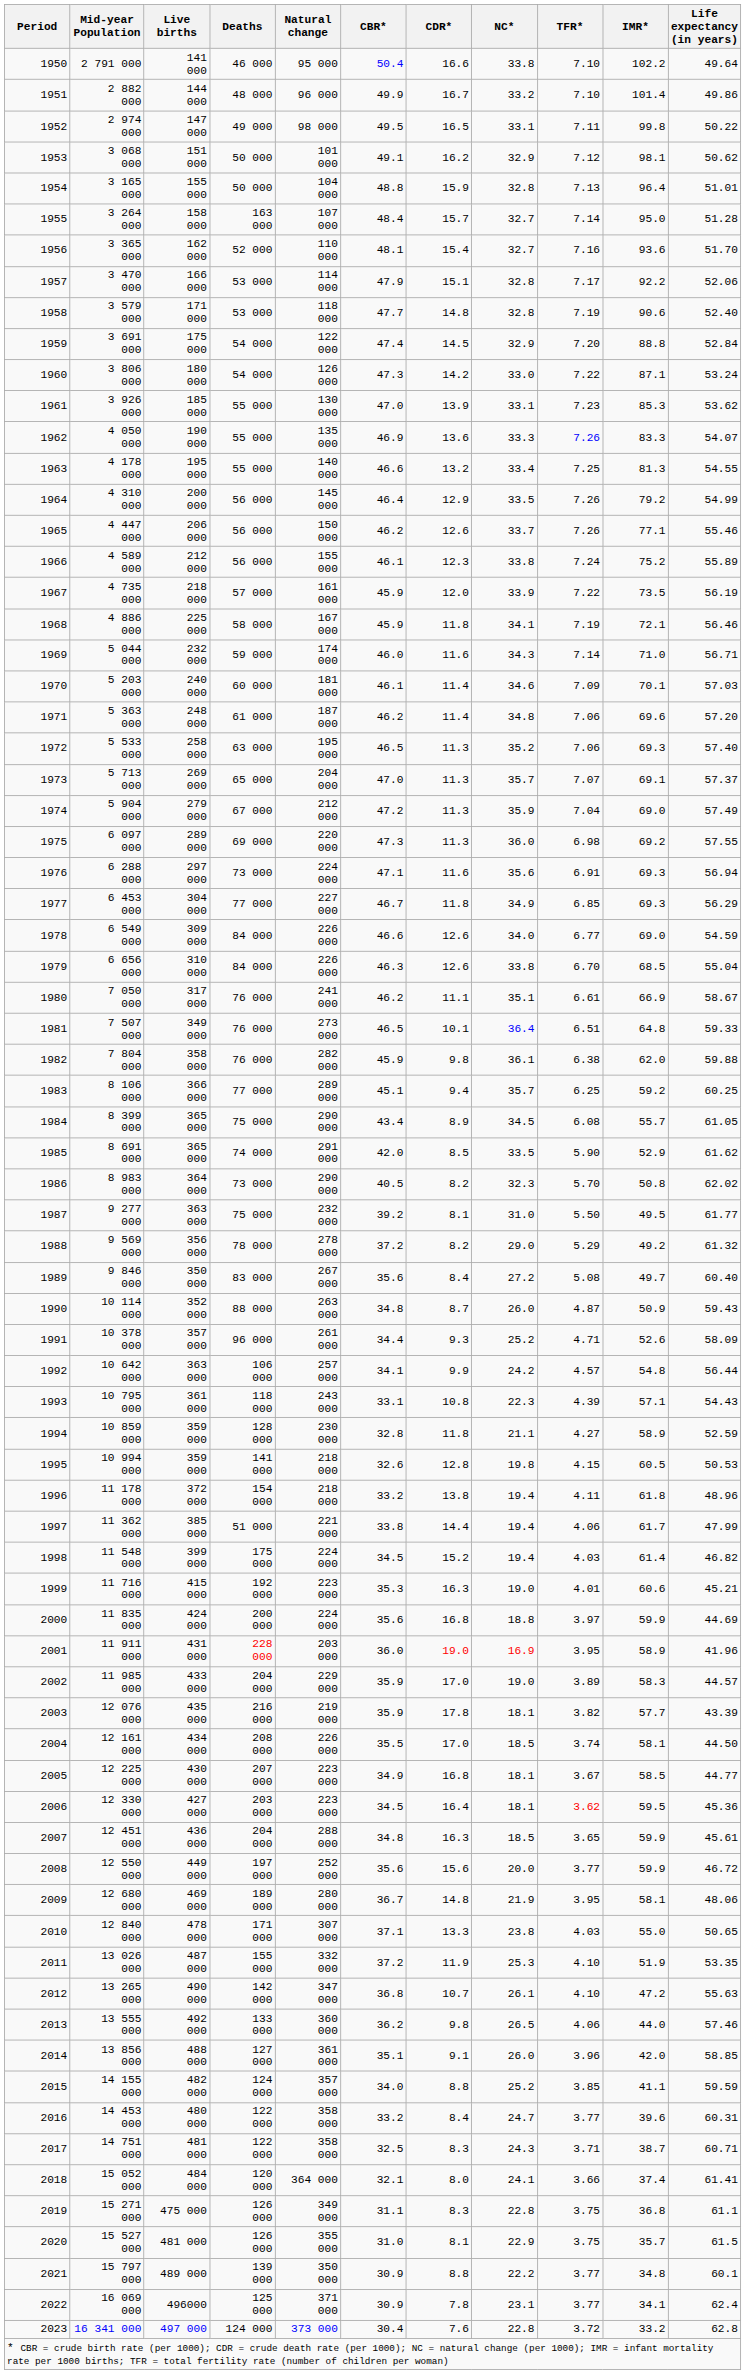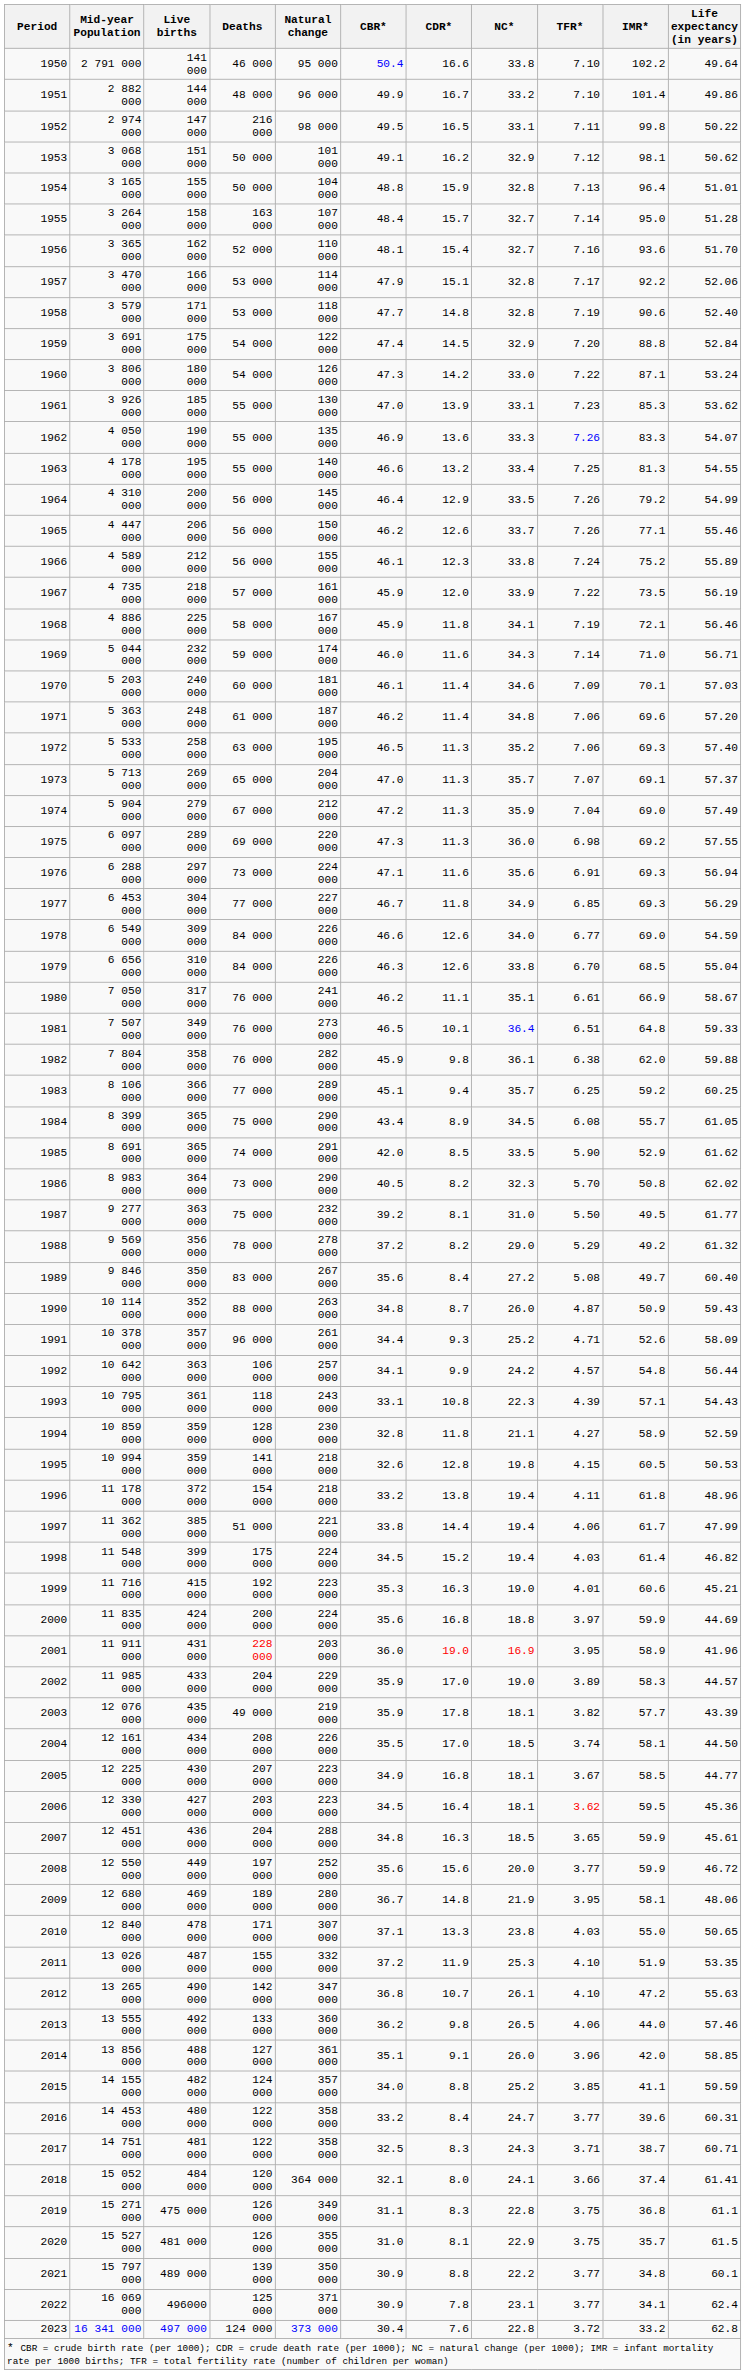(246, 126) 49 000 -> (256, 126) 216 000
(256, 1713) 216 000 -> (246, 1713) 49 000
